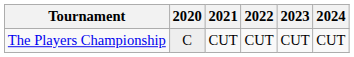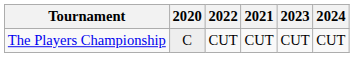columns swapped: (223, 16) <-> (259, 16)
